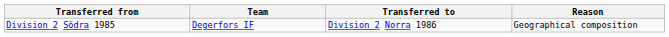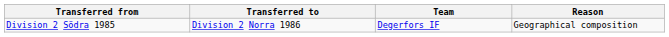columns swapped: (419, 11) <-> (258, 11)
